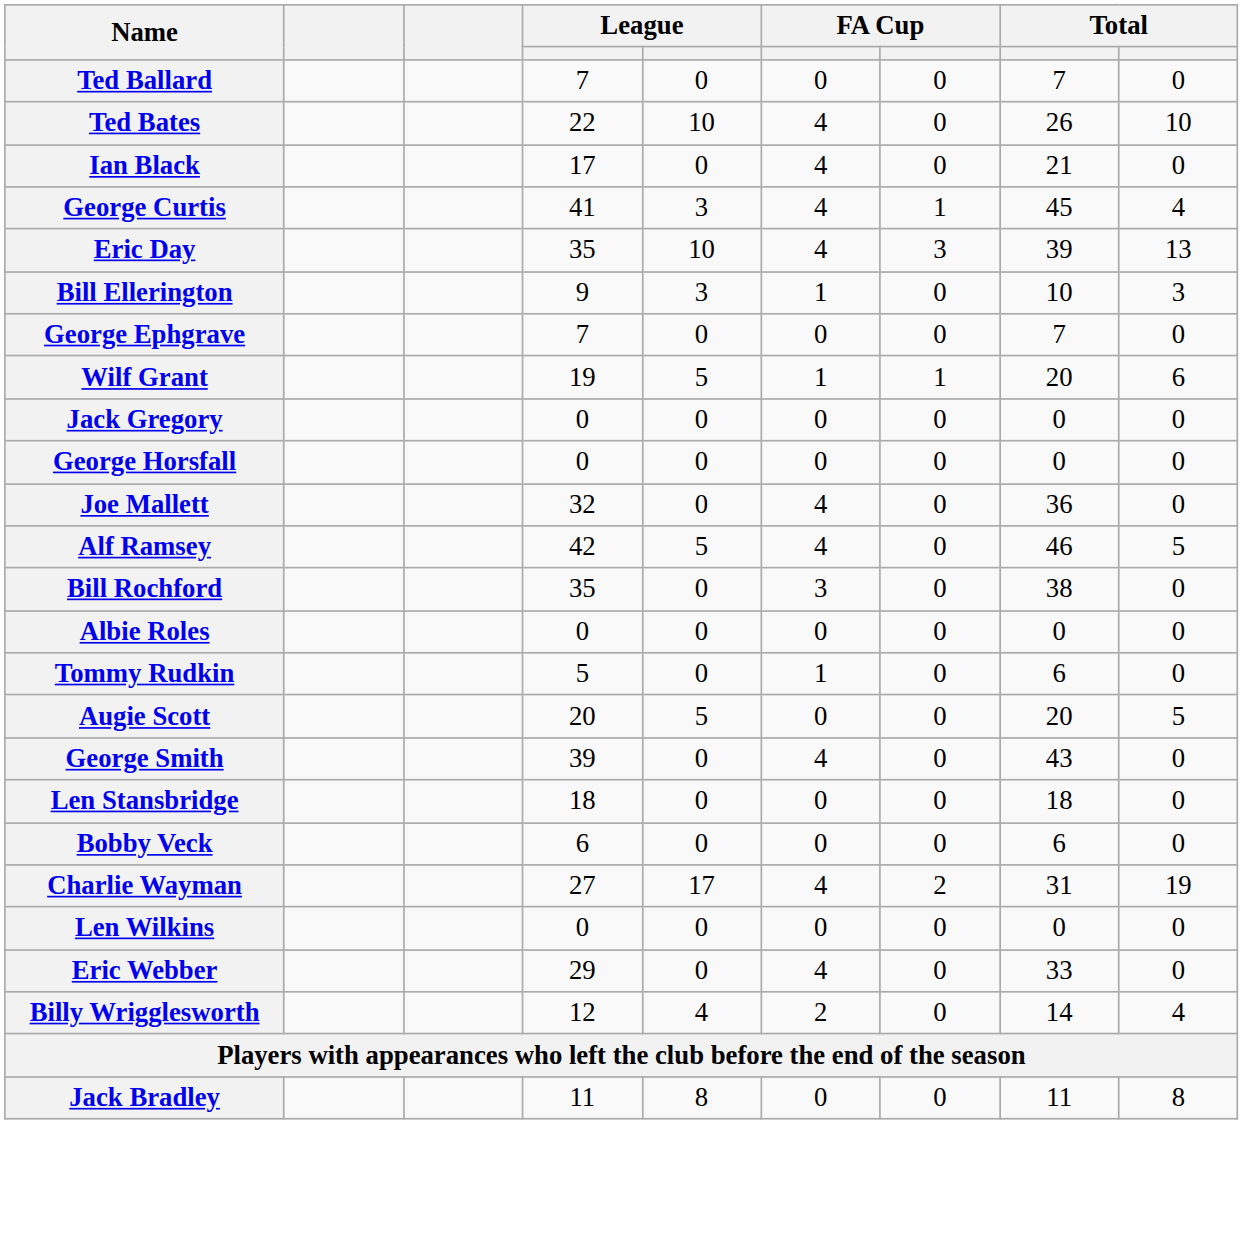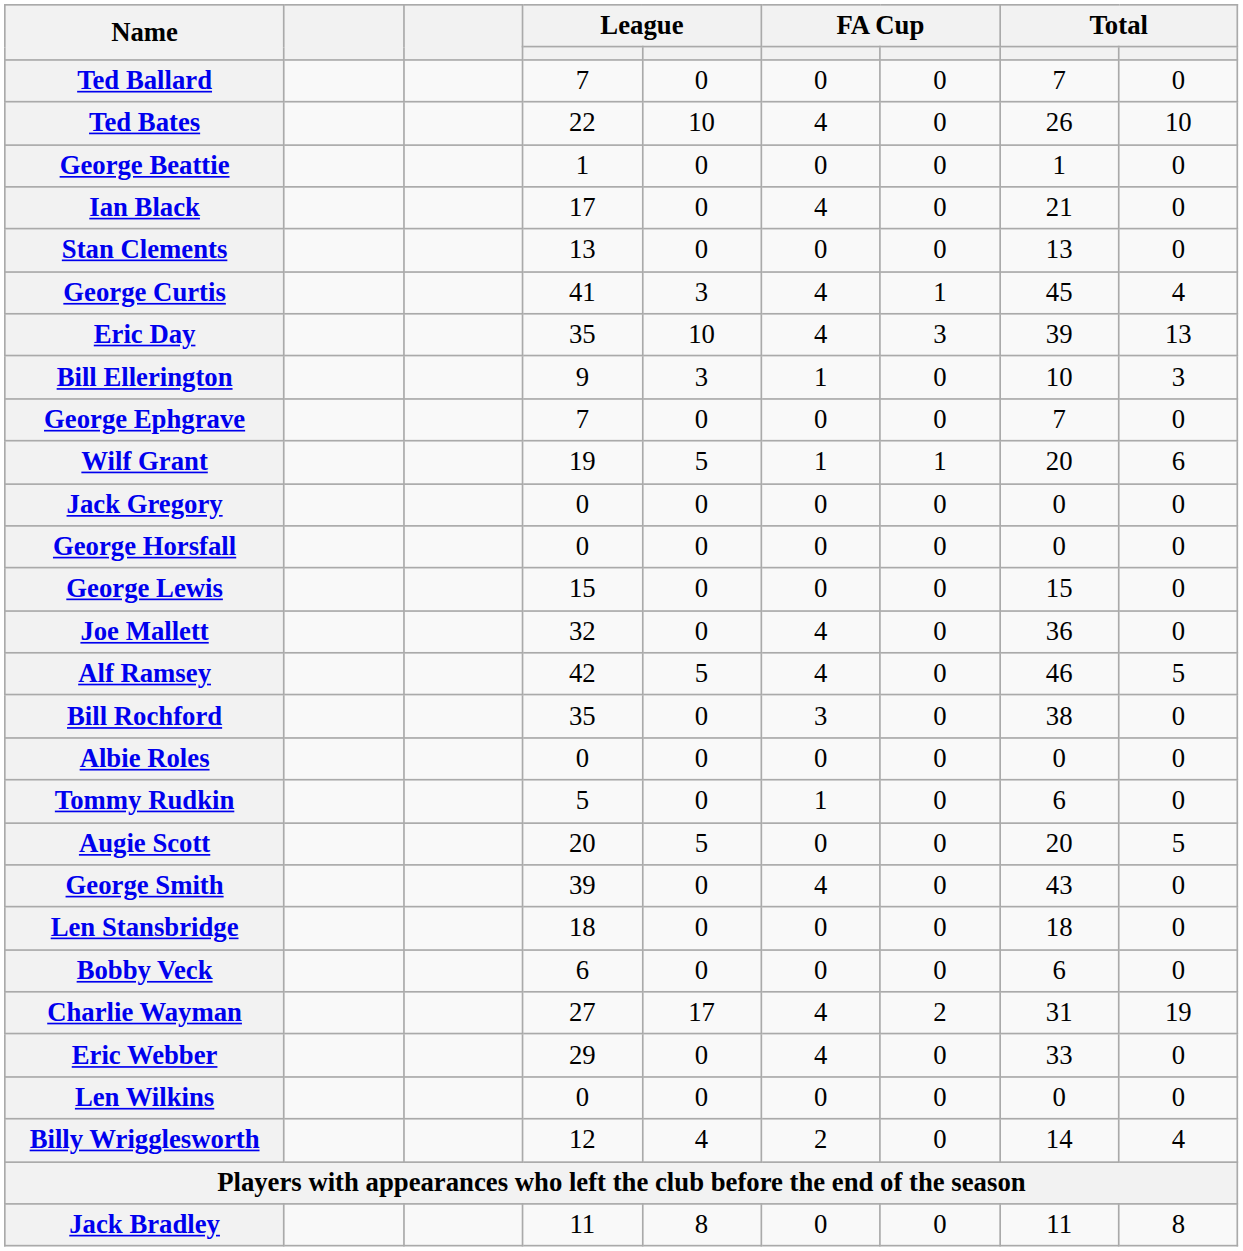+ row: (145, 165)
+ row: (145, 249)
+ row: (145, 588)
rows swapped: (145, 970) <-> (145, 927)
